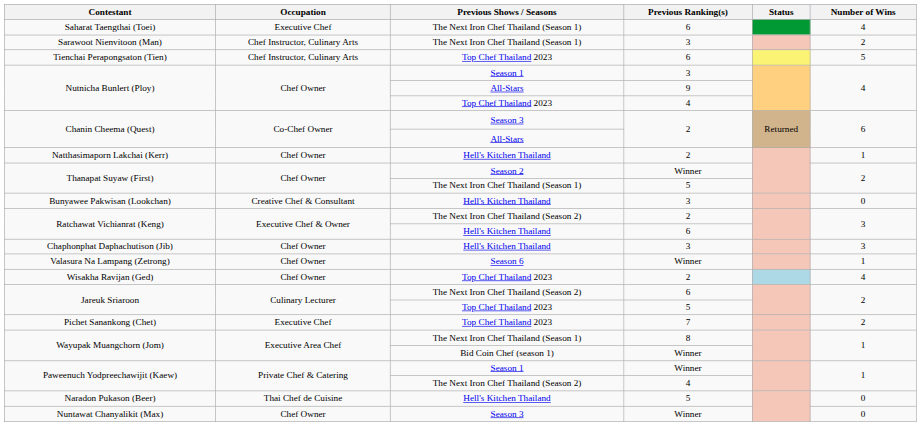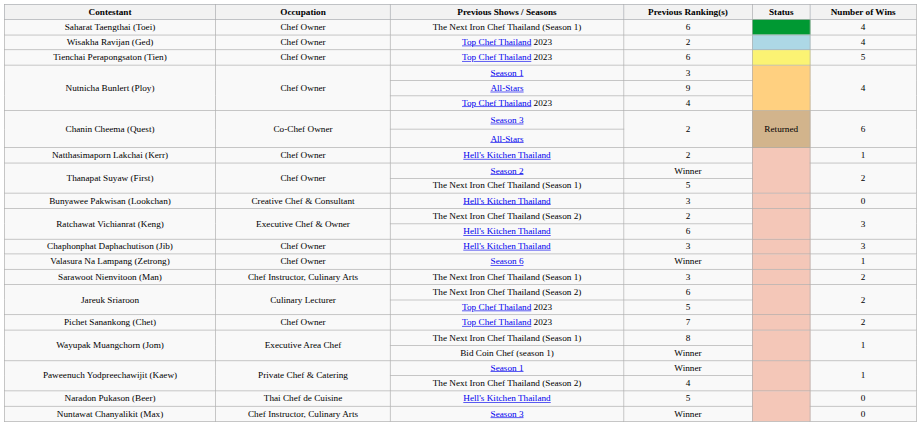(303, 27) Executive Chef -> (303, 27) Chef Owner
rows swapped: (110, 277) <-> (110, 42)
(303, 58) Chef Instructor, Culinary Arts -> (303, 58) Chef Owner
(303, 323) Executive Chef -> (303, 323) Chef Owner
(303, 414) Chef Owner -> (303, 414) Chef Instructor, Culinary Arts
